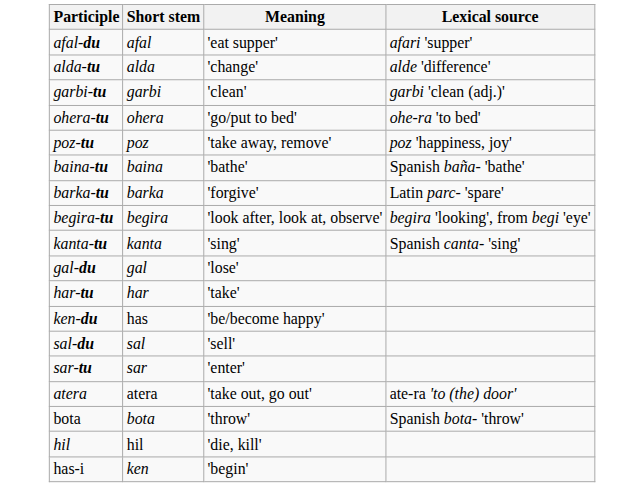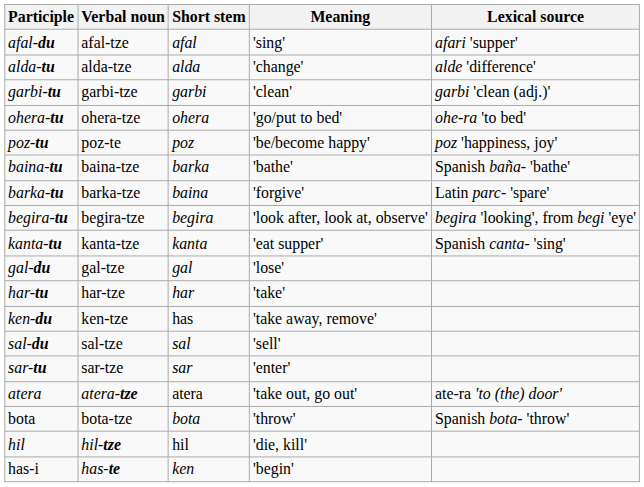+ column: (123, 17)
(243, 42) 'eat supper' -> (269, 42) 'sing'
(269, 142) 'take away, remove' -> (311, 142) 'be/become happy'
(145, 167) baina -> (191, 167) barka
(145, 192) barka -> (190, 192) baina
(224, 243) 'sing' -> (288, 243) 'eat supper'
(266, 318) 'be/become happy' -> (315, 318) 'take away, remove'
